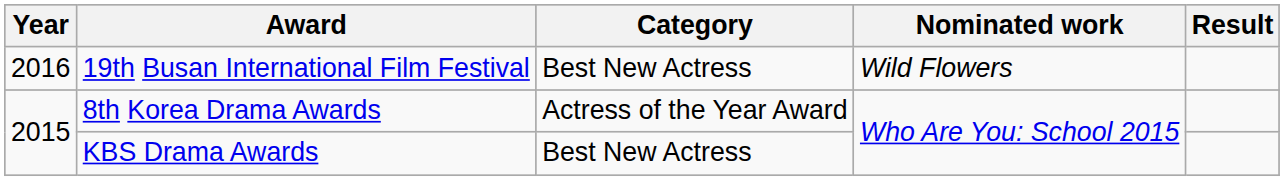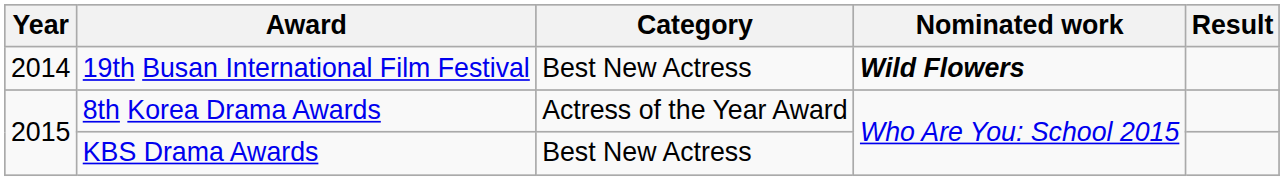(41, 68) 2016 -> (41, 68) 2014
(936, 68) normal -> (942, 68) bold
